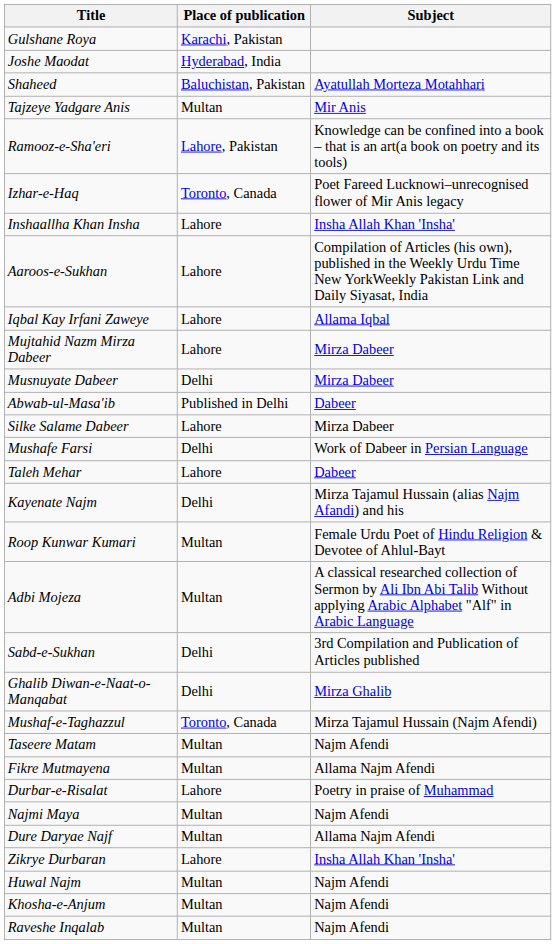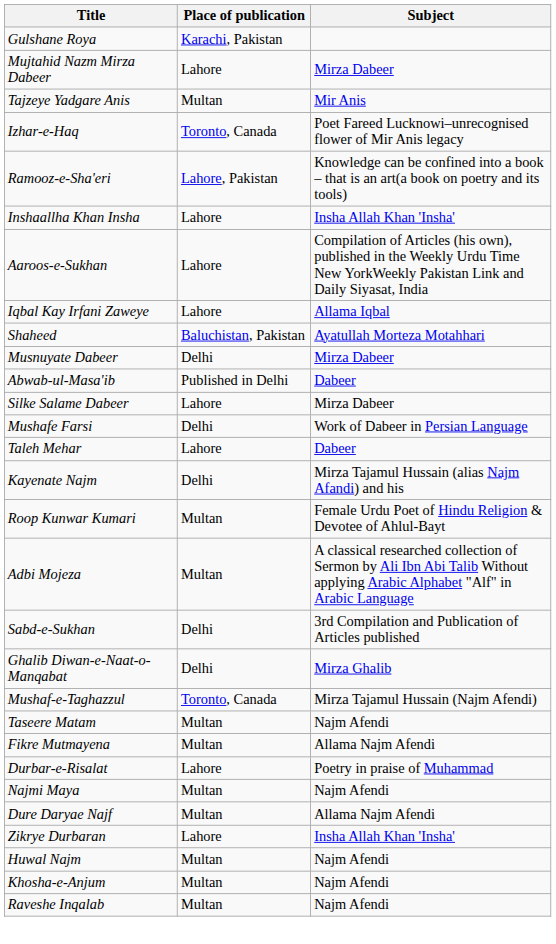- row: (48, 61)
rows swapped: (32, 84) <-> (71, 349)
rows swapped: (59, 146) <-> (43, 193)
